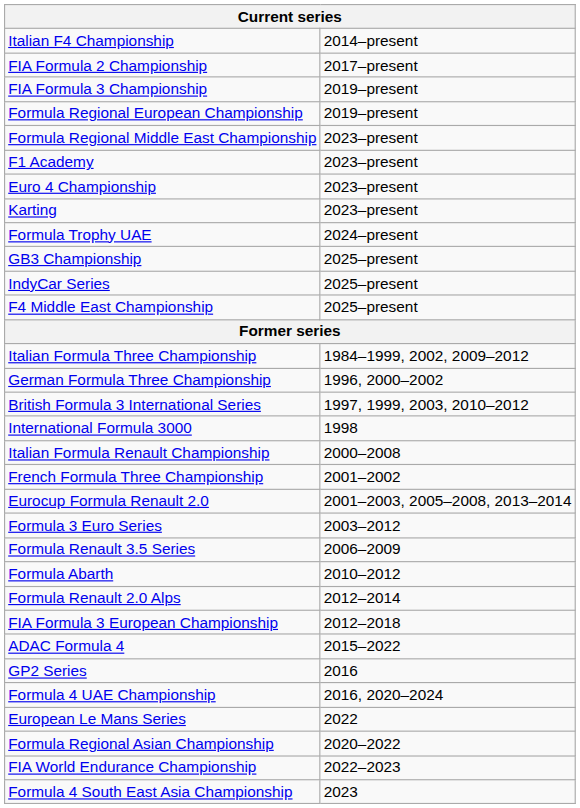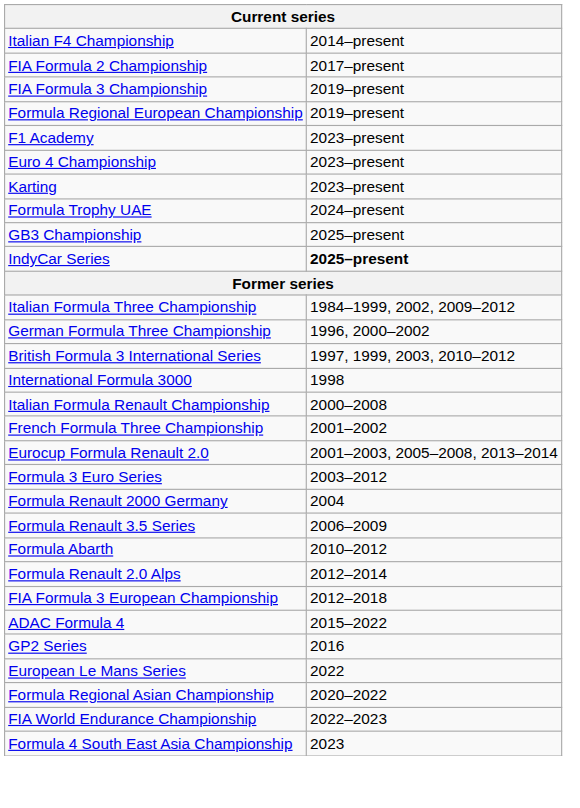- row: (162, 137)
(371, 283) normal -> (359, 259) bold
- row: (111, 307)
+ row: (118, 501)
- row: (112, 695)
